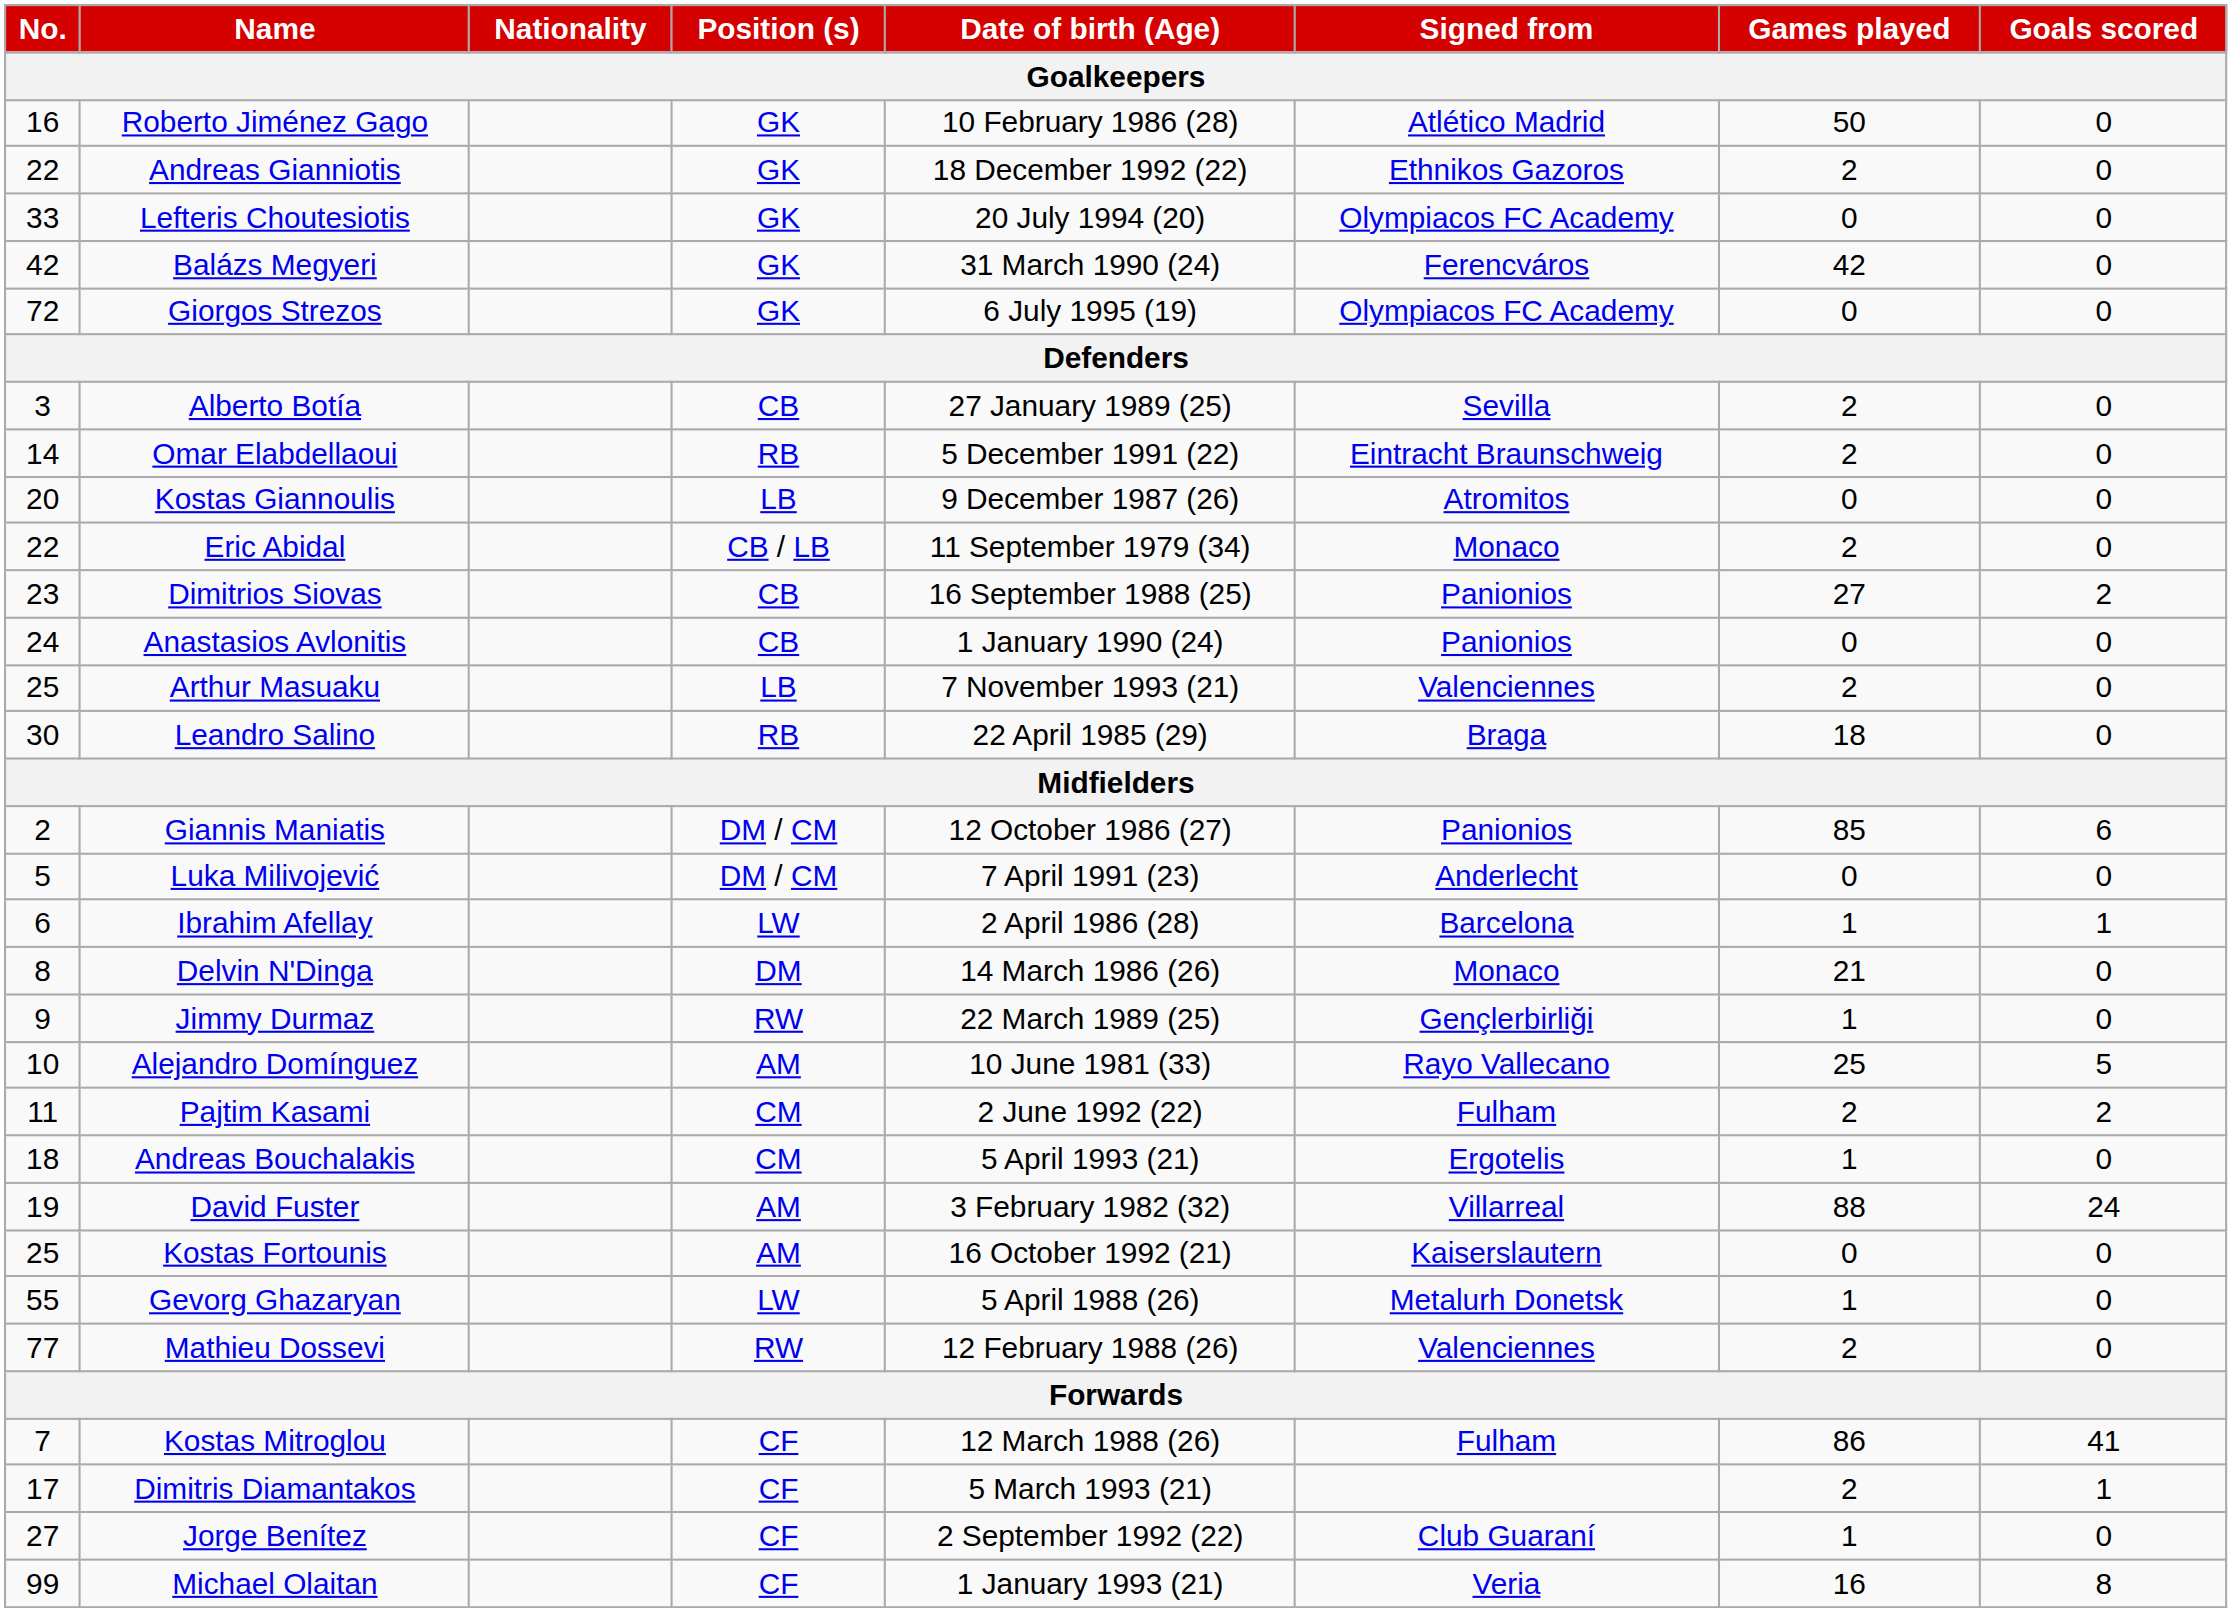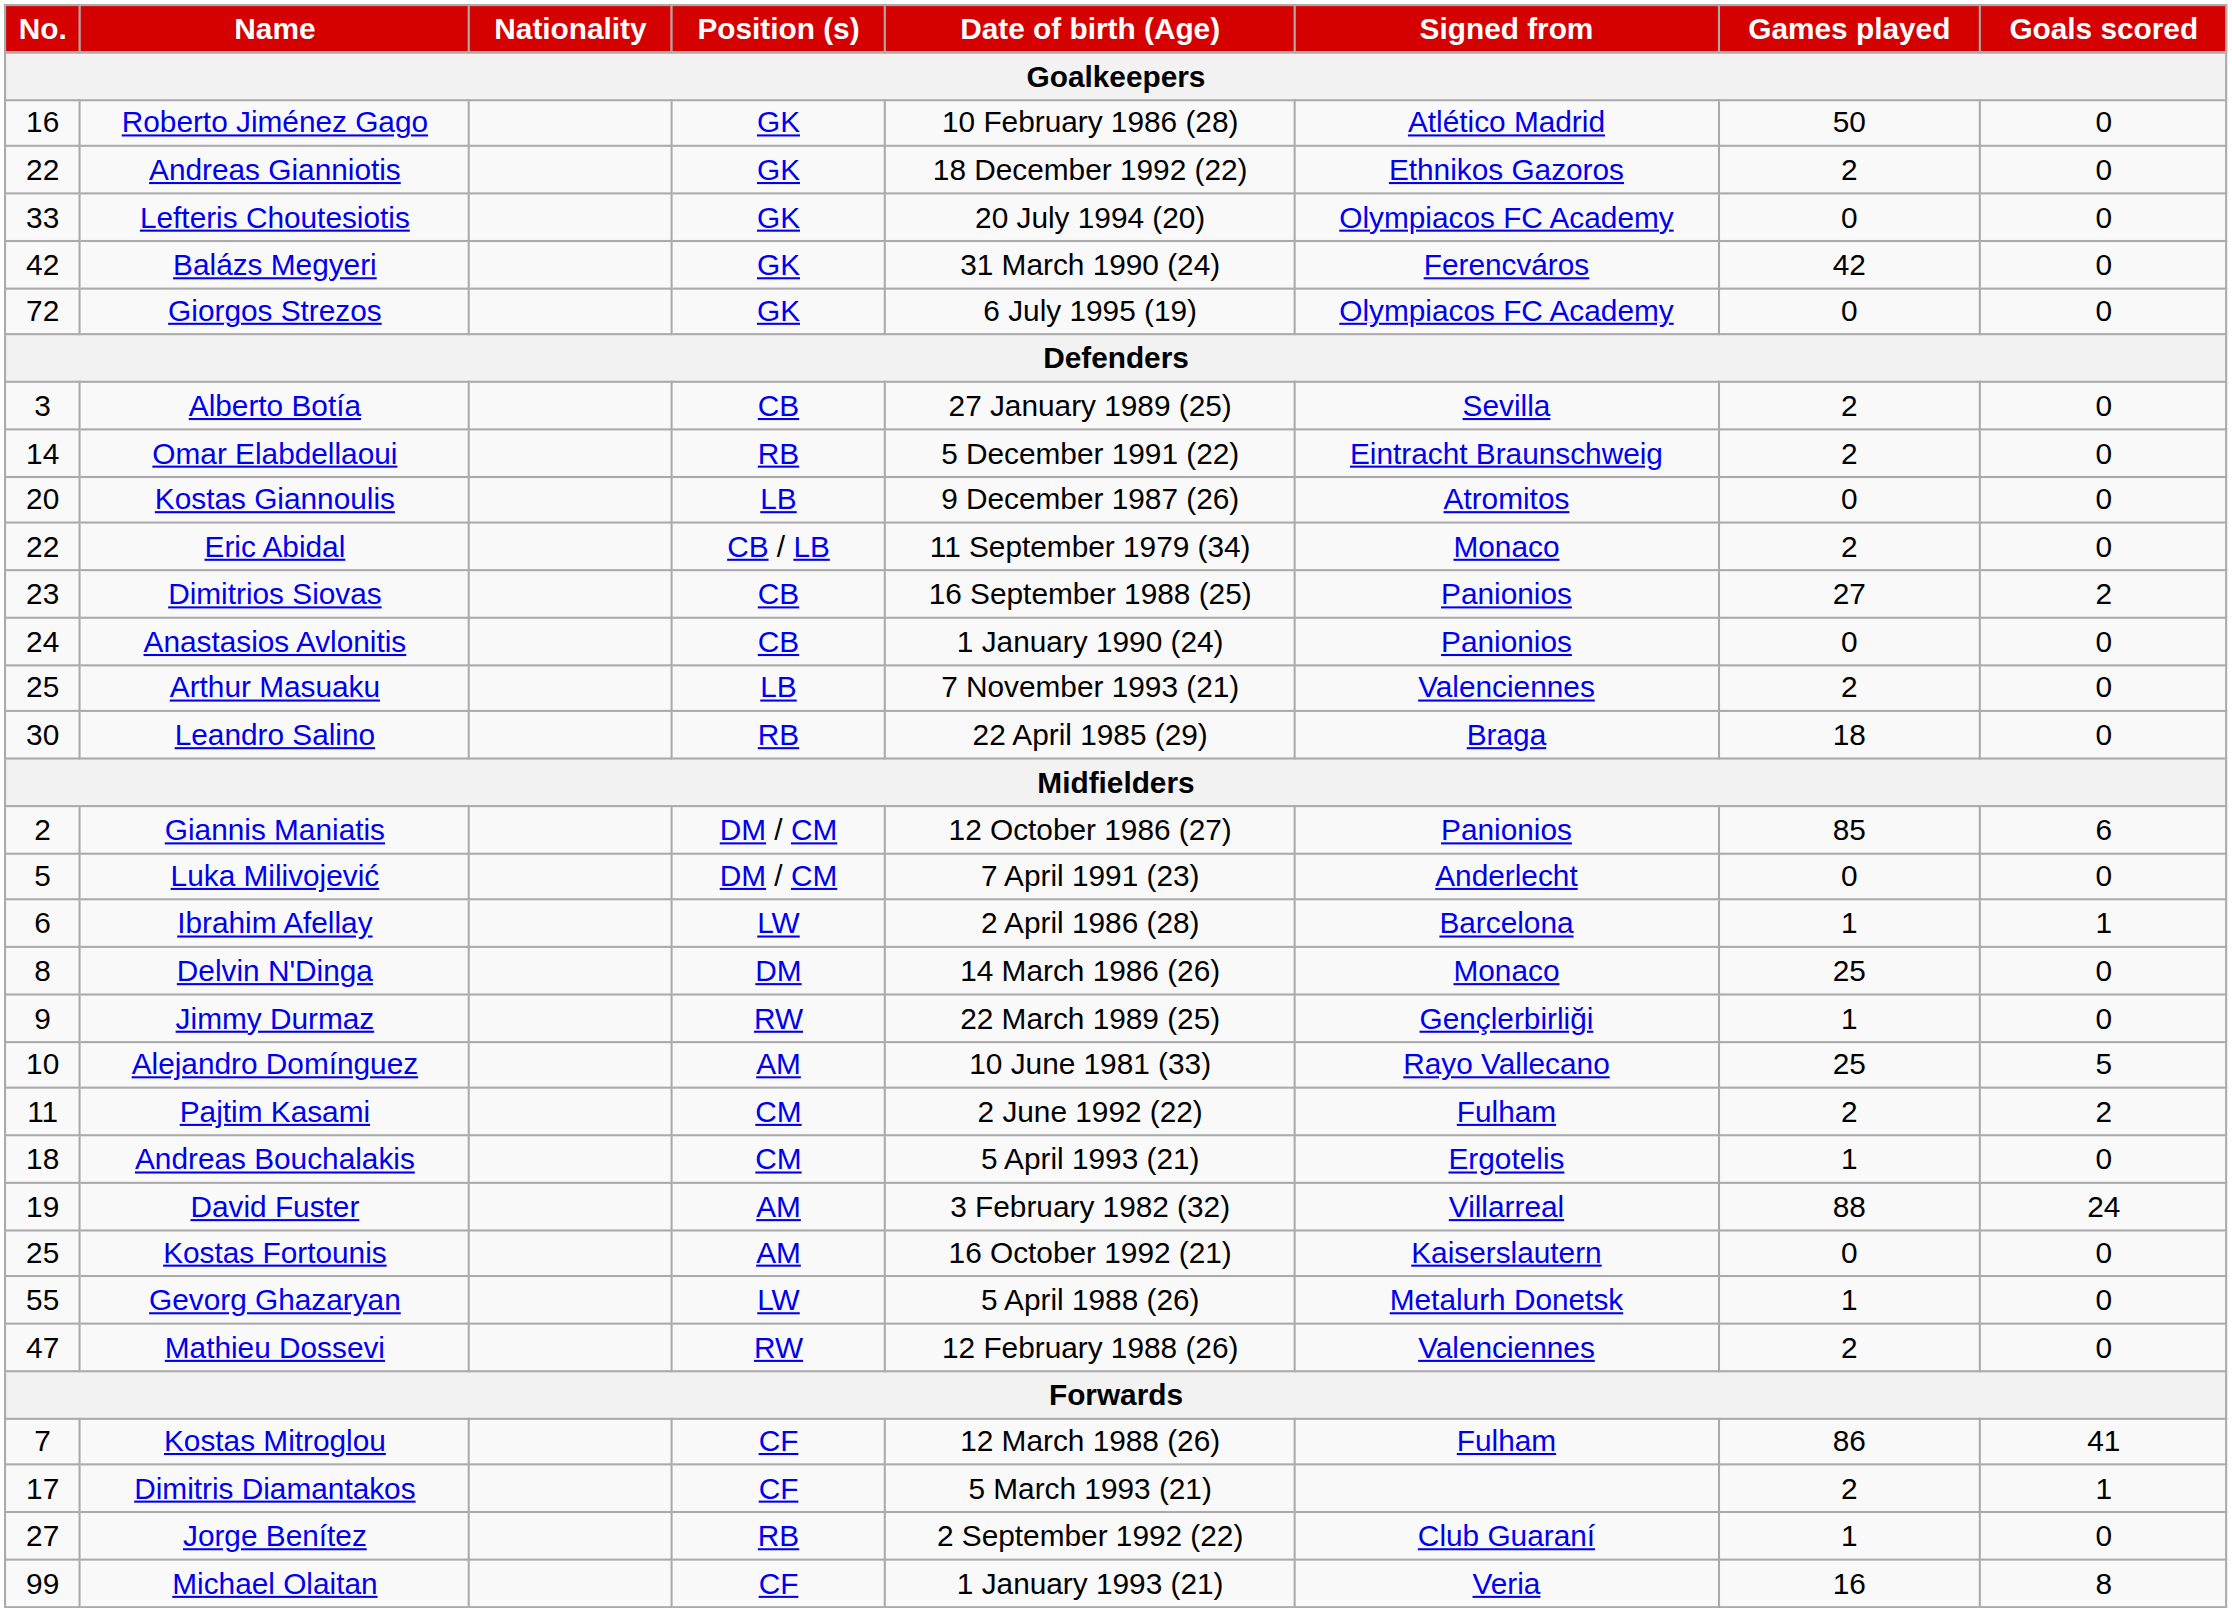(1849, 971) 21 -> (1849, 971) 25
(43, 1348) 77 -> (43, 1348) 47
(779, 1536) CF -> (779, 1536) RB
